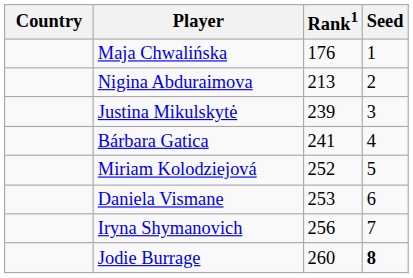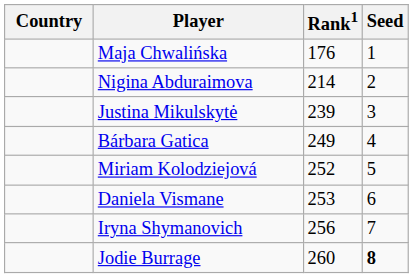(321, 82) 213 -> (321, 82) 214
(321, 140) 241 -> (321, 140) 249
